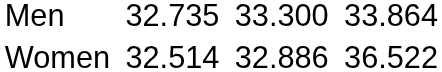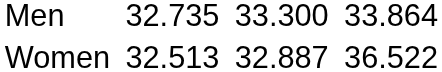(172, 57) 32.514 -> (172, 57) 32.513
(282, 57) 32.886 -> (282, 57) 32.887
